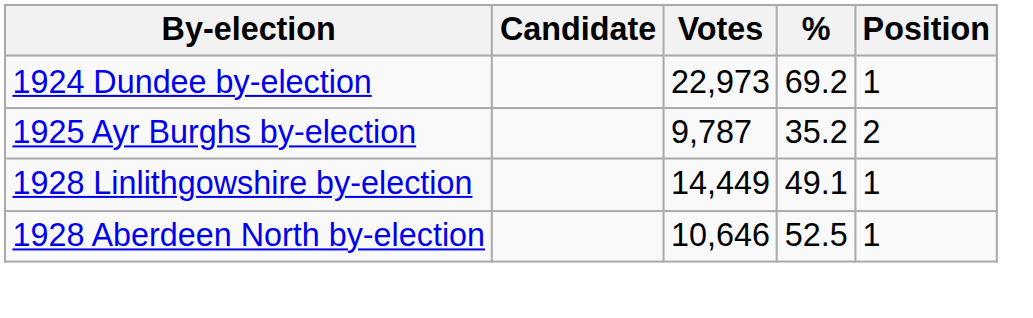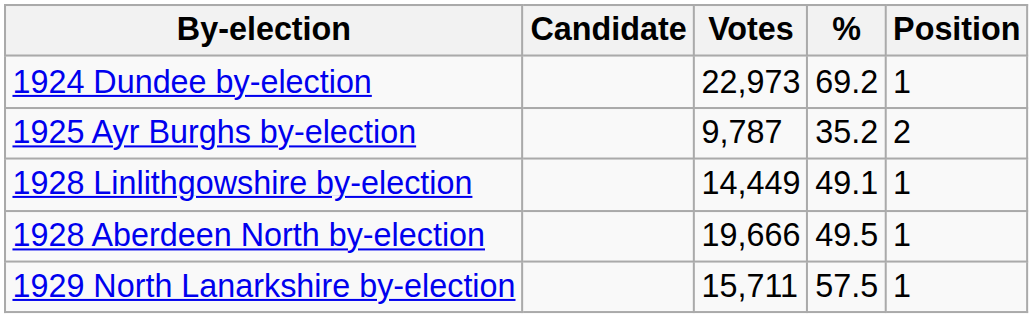(720, 235) 10,646 -> (751, 235) 19,666
(816, 235) 52.5 -> (847, 235) 49.5
+ row: (264, 286)
